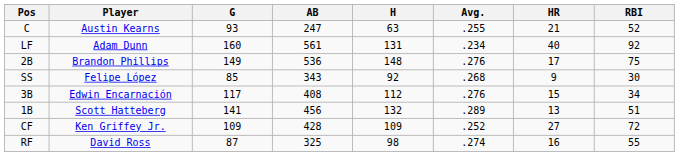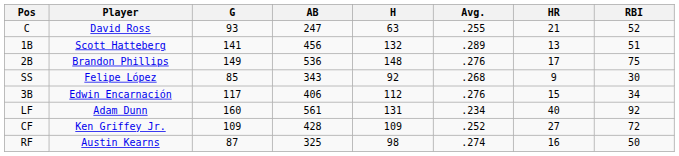(120, 29) Austin Kearns -> (120, 29) David Ross
rows swapped: (27, 110) <-> (27, 45)
(313, 94) 408 -> (313, 94) 406
(120, 143) David Ross -> (120, 143) Austin Kearns
(634, 143) 55 -> (634, 143) 50
